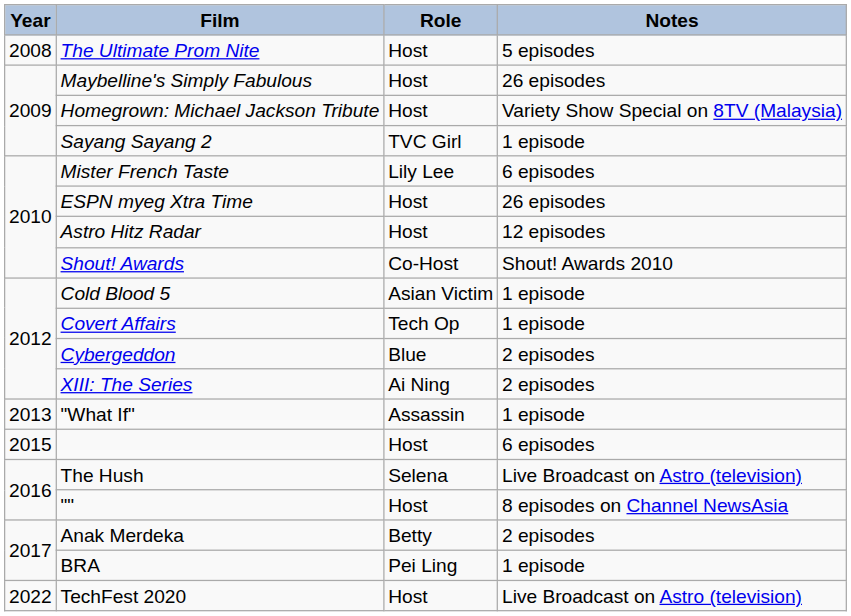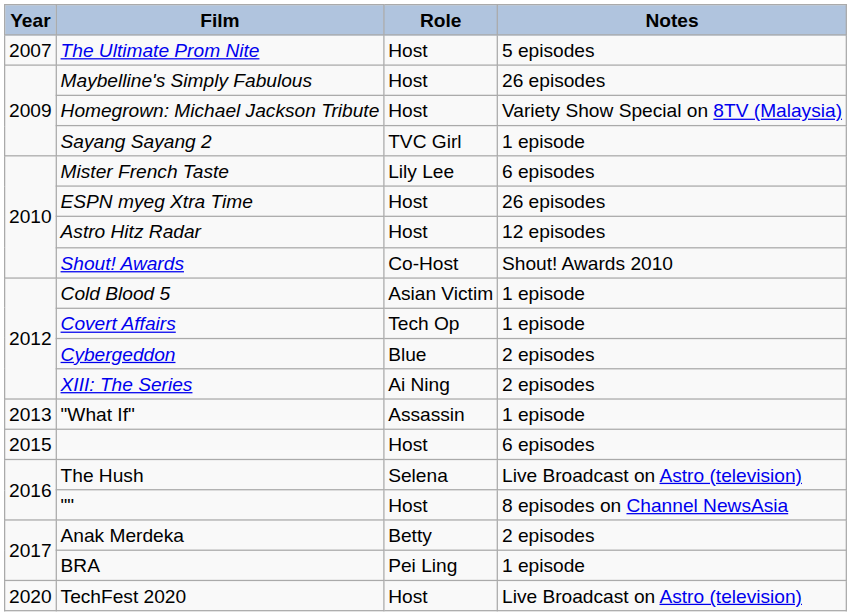(30, 50) 2008 -> (30, 50) 2007
(30, 596) 2022 -> (30, 596) 2020
